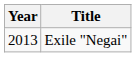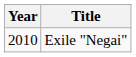(23, 39) 2013 -> (23, 39) 2010
